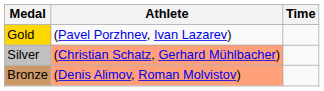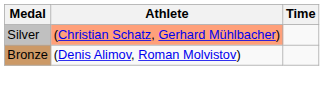- row: (21, 34)
(147, 75) lightsalmon background -> (147, 55) no background
